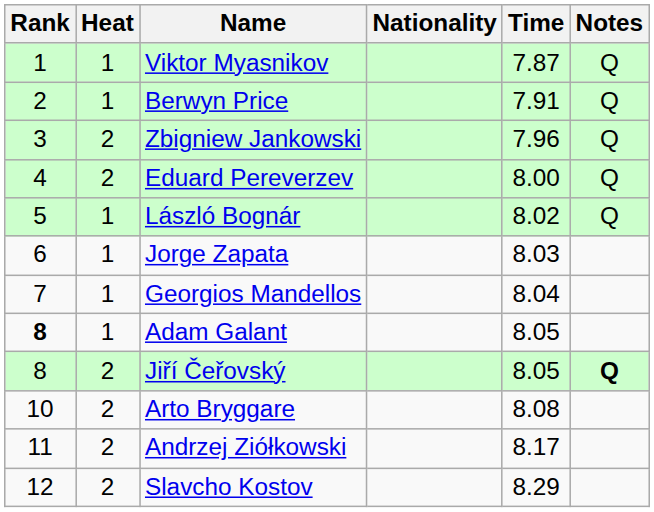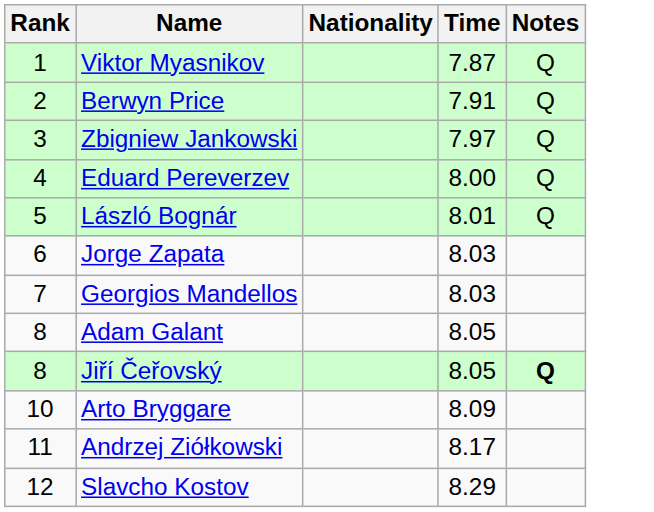- column: (107, 23)
(536, 139) 7.96 -> (472, 139) 7.97
(536, 216) 8.02 -> (472, 216) 8.01
(536, 293) 8.04 -> (472, 293) 8.03
(40, 332) bold -> (40, 332) normal
(536, 409) 8.08 -> (472, 409) 8.09
